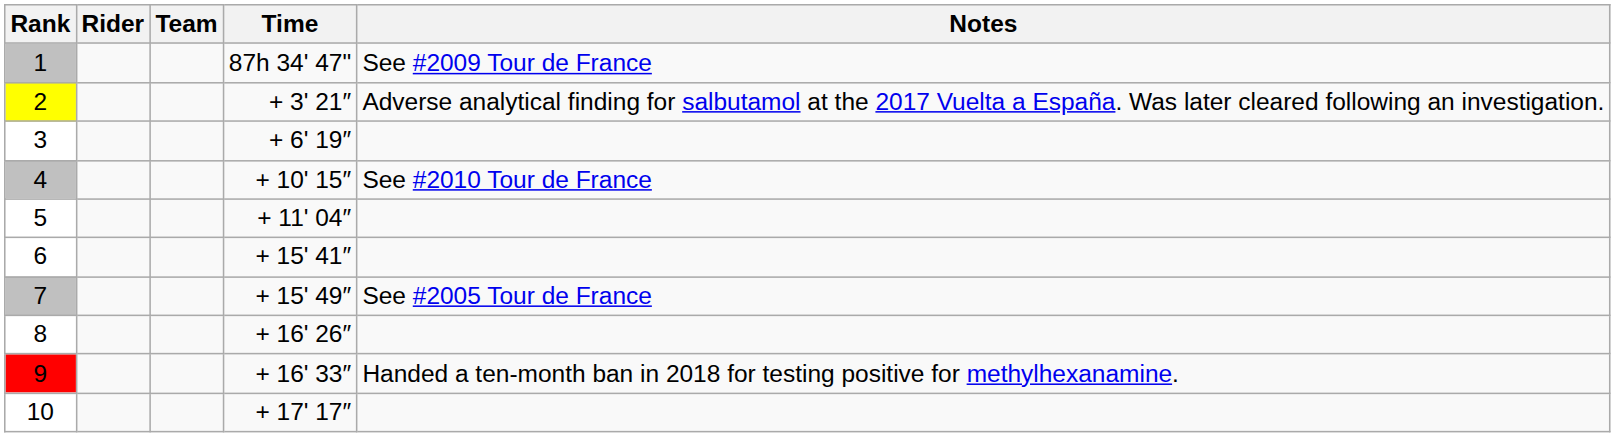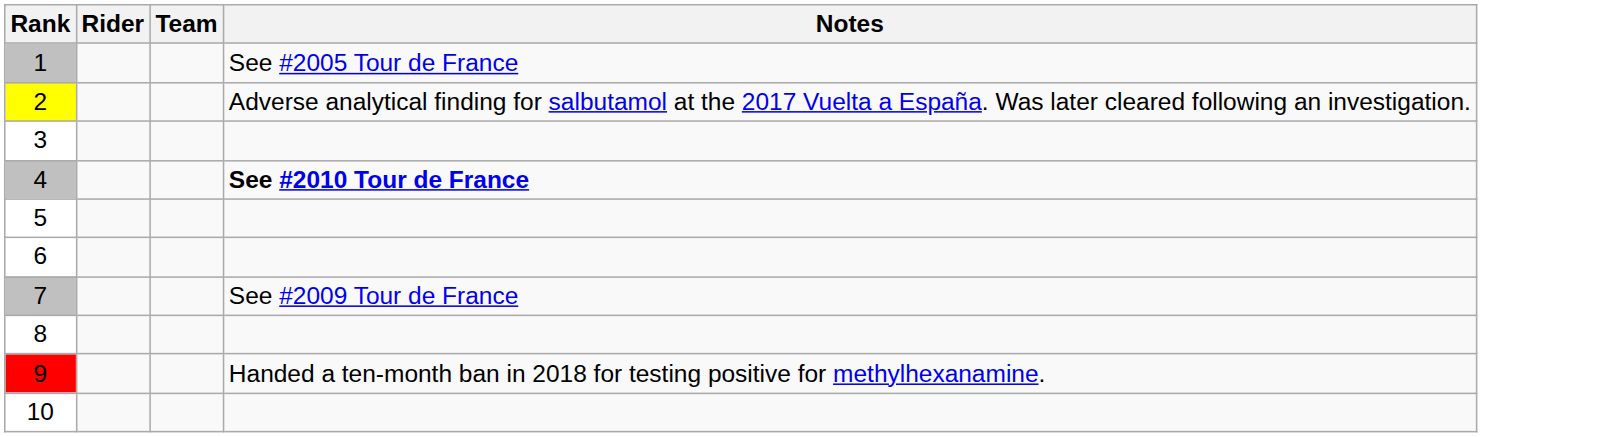- column: (290, 23)
(507, 62) See #2009 Tour de France -> (374, 62) See #2005 Tour de France
(507, 179) normal -> (379, 179) bold
(507, 295) See #2005 Tour de France -> (374, 295) See #2009 Tour de France
